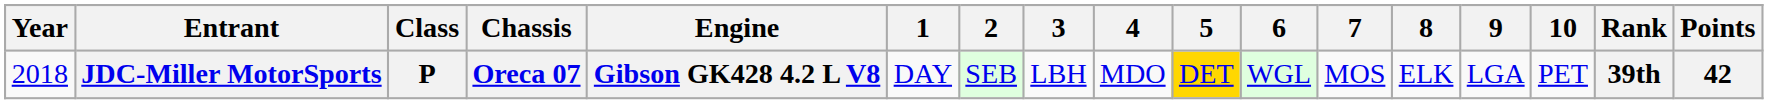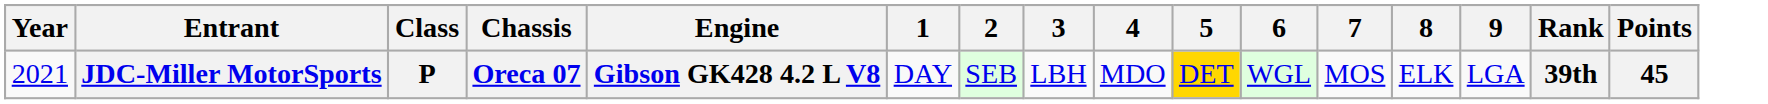- column: (1563, 27)
(40, 73) 2018 -> (40, 73) 2021
(1718, 73) 42 -> (1654, 73) 45
